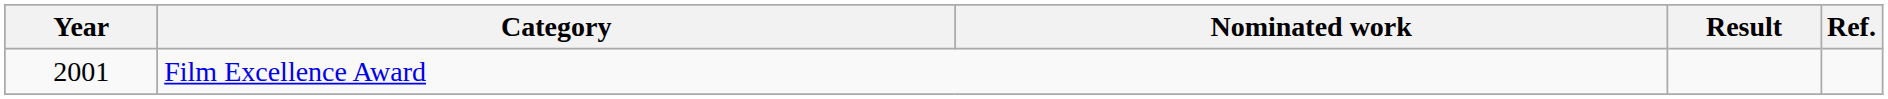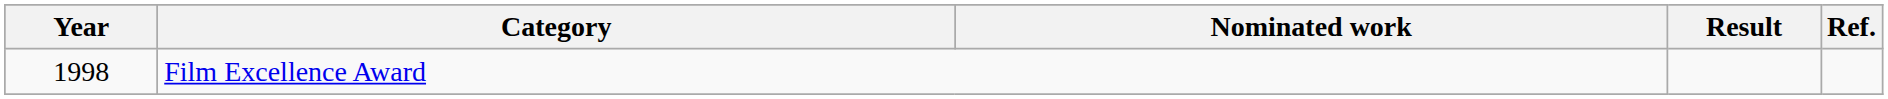(81, 71) 2001 -> (81, 71) 1998
